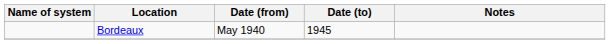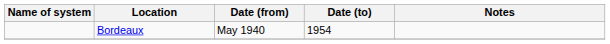(319, 30) 1945 -> (319, 30) 1954
